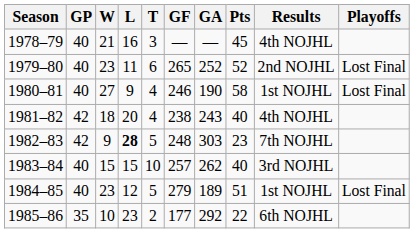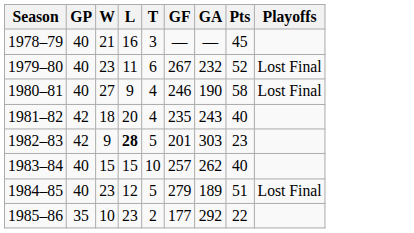- column: (296, 16)
(180, 66) 265 -> (180, 66) 267
(210, 66) 252 -> (210, 66) 232
(180, 116) 238 -> (180, 116) 235
(180, 141) 248 -> (180, 141) 201
